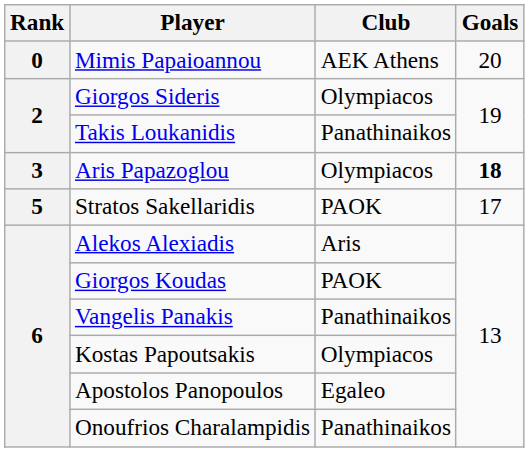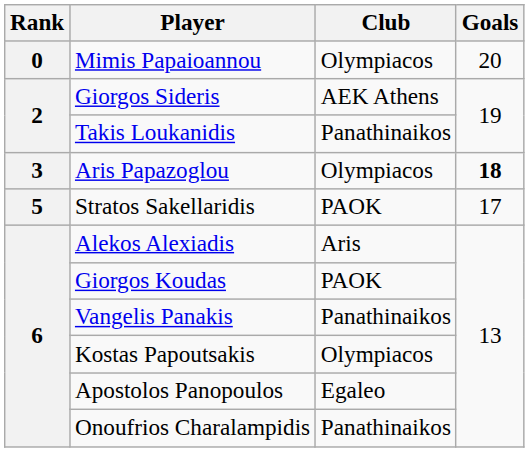(380, 59) AEK Athens -> (377, 59) Olympiacos
(377, 96) Olympiacos -> (380, 96) AEK Athens
